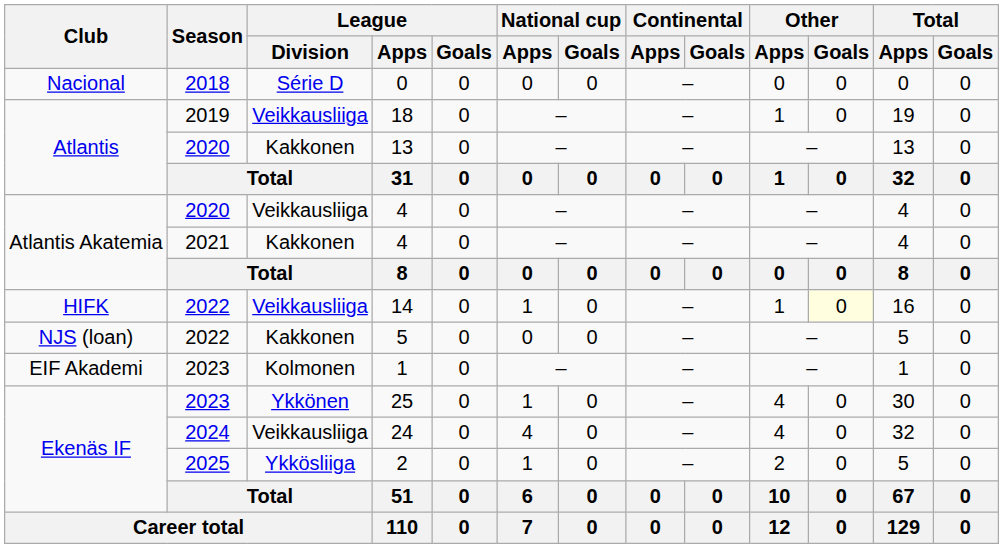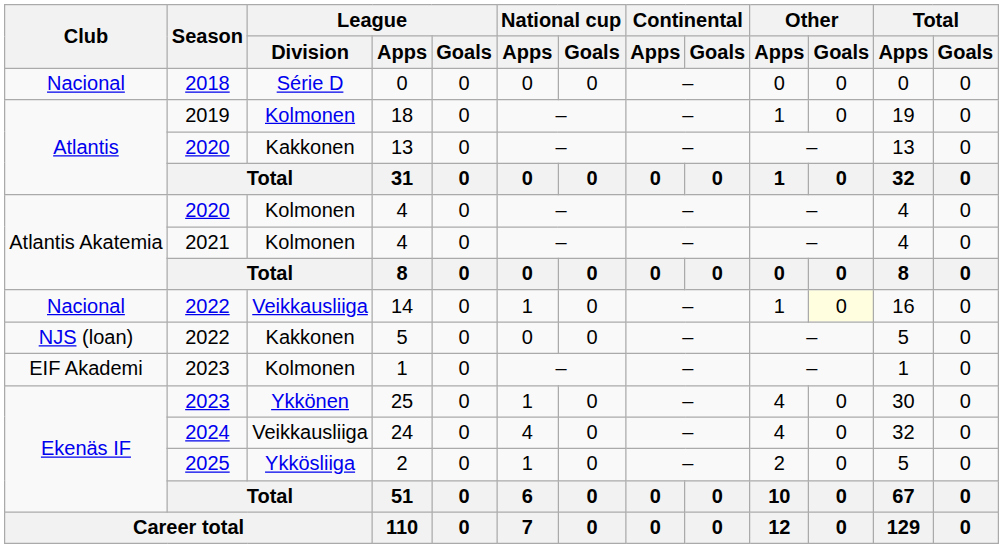(310, 115) Veikkausliiga -> (310, 115) Kolmonen
(310, 210) Veikkausliiga -> (310, 210) Kolmonen
(310, 242) Kakkonen -> (310, 242) Kolmonen
(86, 305) HIFK -> (86, 305) Nacional
